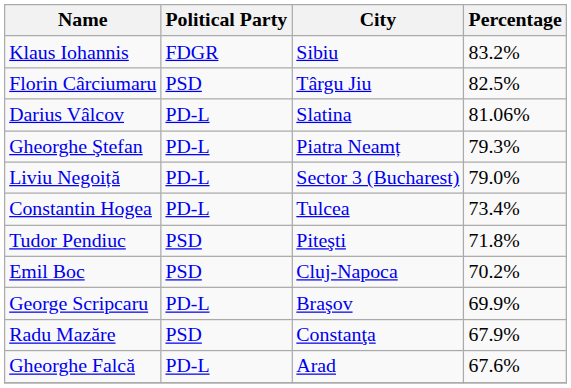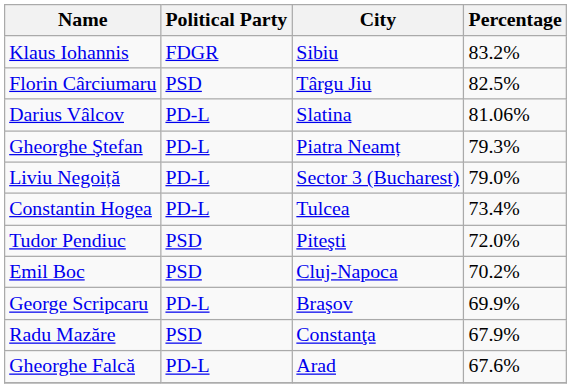(494, 240) 71.8% -> (494, 240) 72.0%
